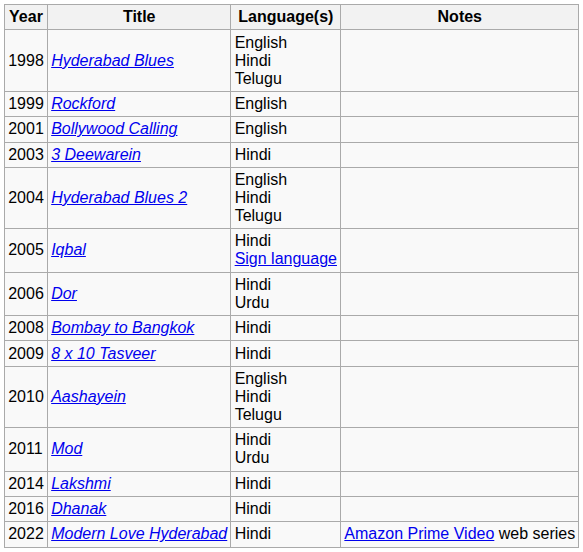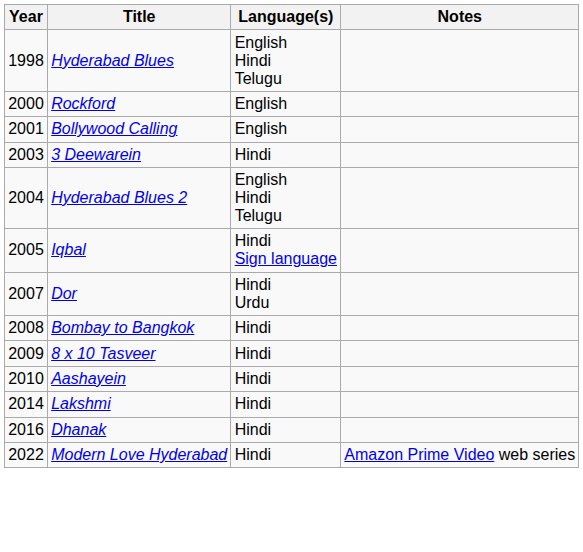(26, 103) 1999 -> (26, 103) 2000
(26, 293) 2006 -> (26, 293) 2007
(261, 396) English Hindi Telugu -> (253, 378) Hindi
- row: (67, 449)
